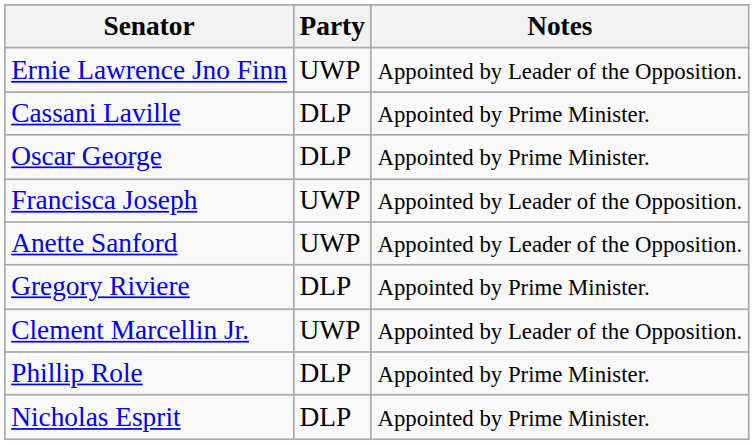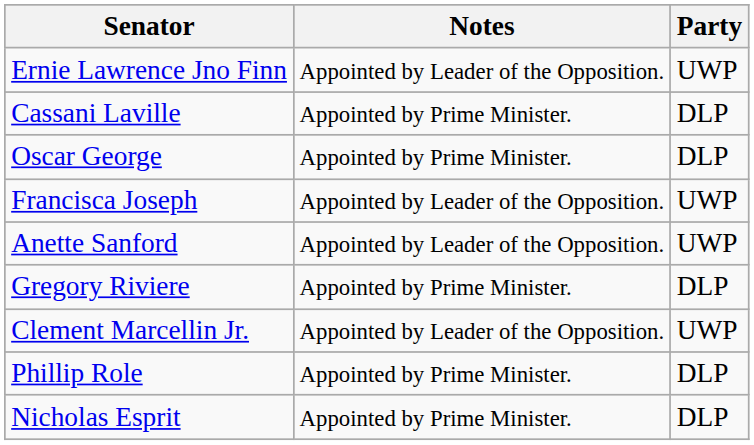columns swapped: (332, 26) <-> (560, 26)
